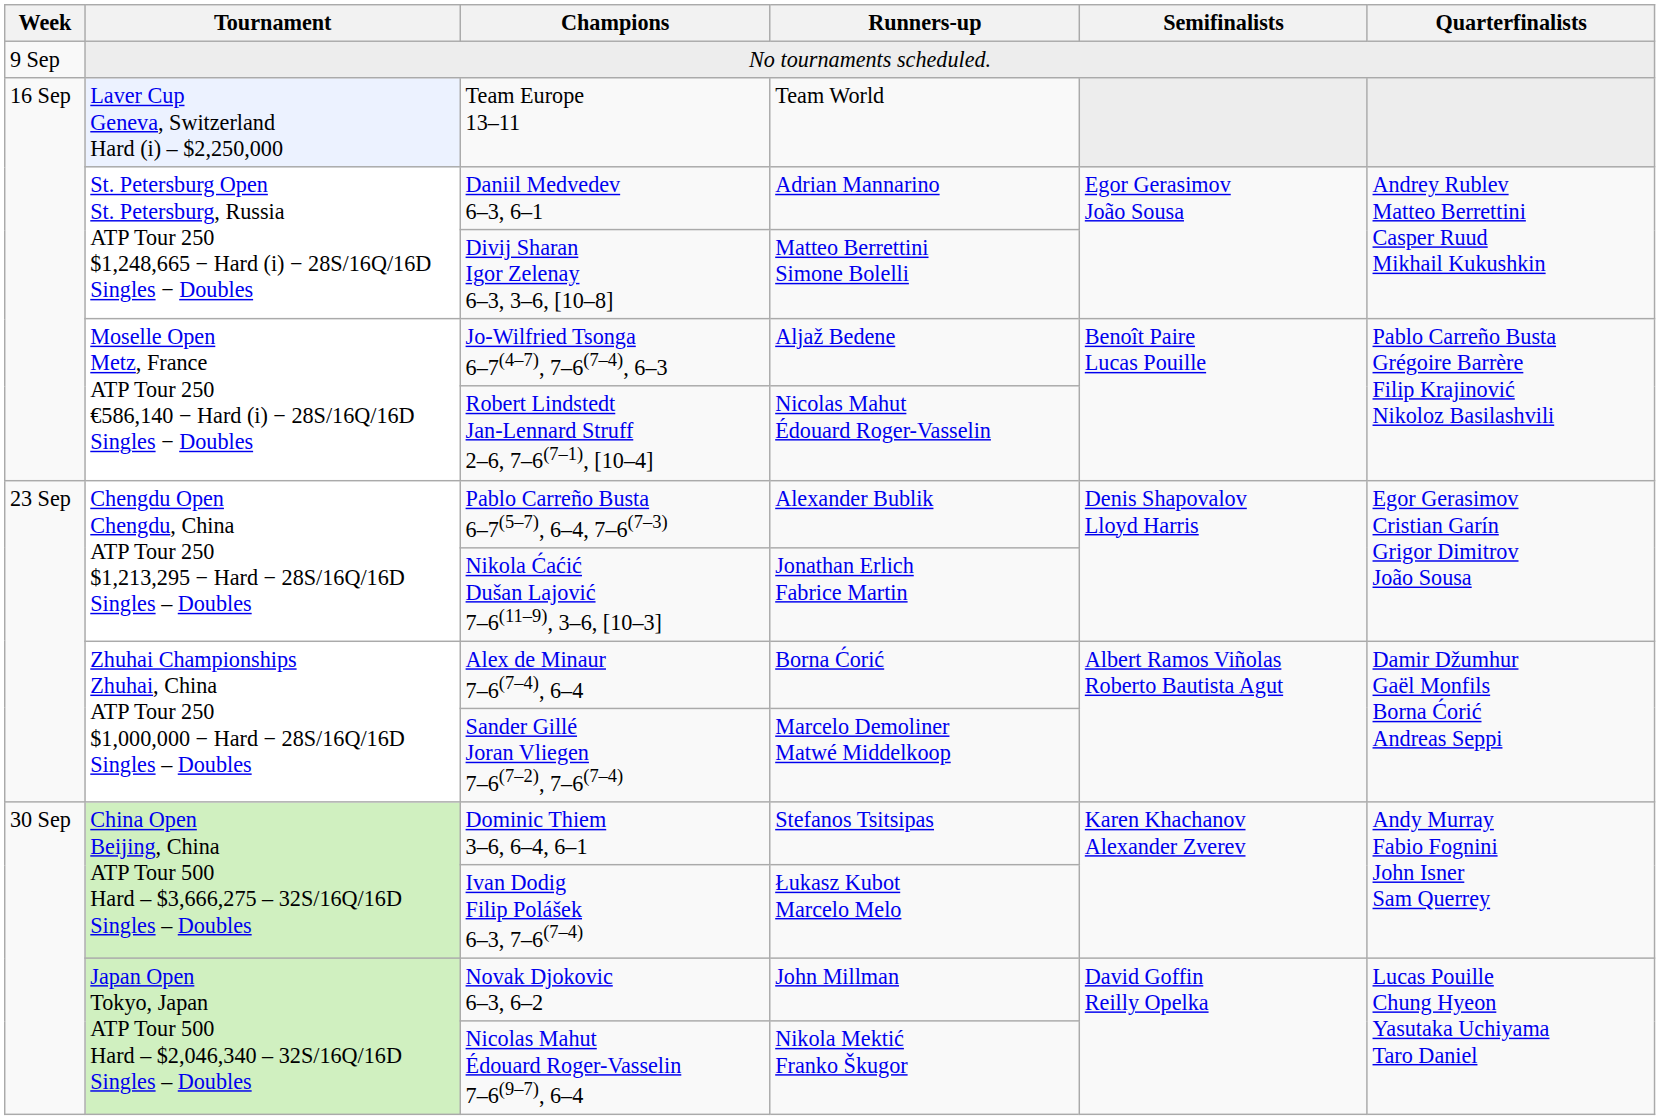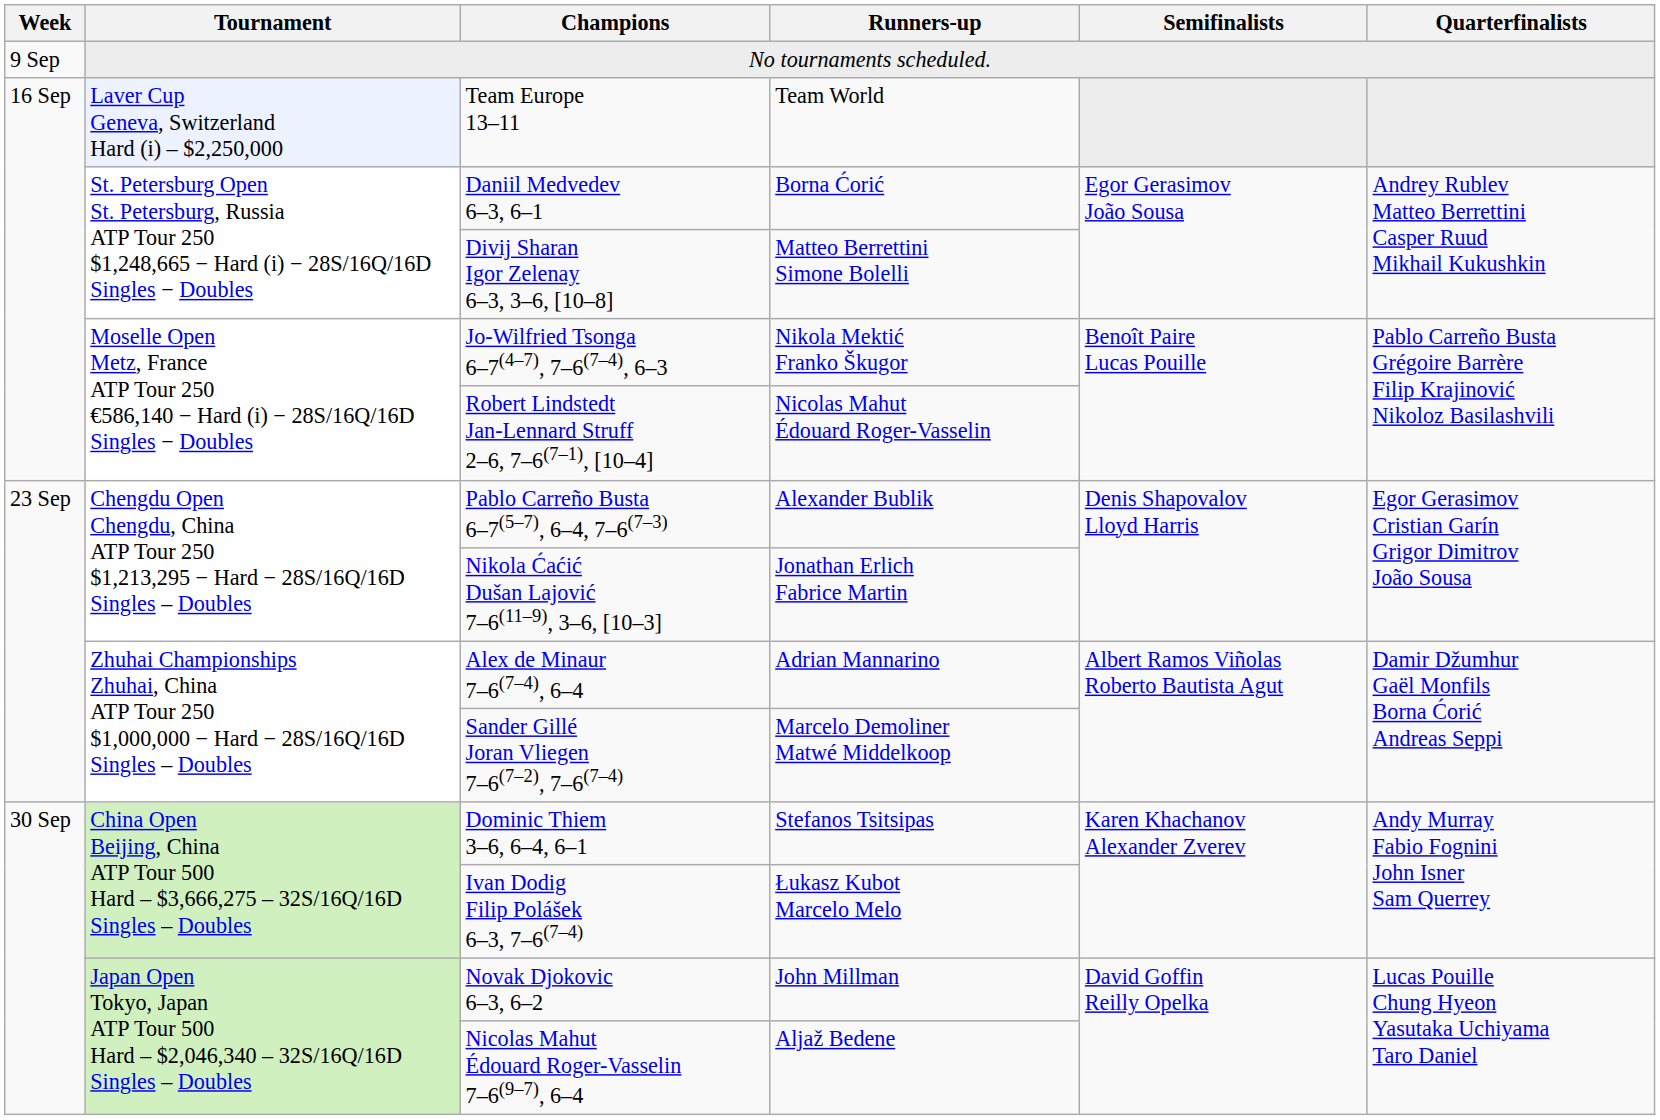(857, 185) Adrian Mannarino -> (830, 185) Borna Ćorić
(835, 337) Aljaž Bedene -> (841, 350) Nikola Mektić Franko Škugor
(830, 659) Borna Ćorić -> (857, 659) Adrian Mannarino
(841, 1052) Nikola Mektić Franko Škugor -> (835, 1039) Aljaž Bedene
